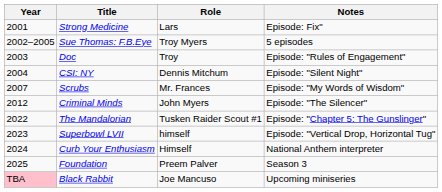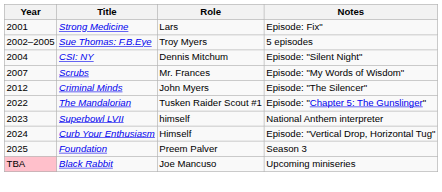- row: (68, 57)
(351, 133) Episode: "Vertical Drop, Horizontal Tug" -> (325, 118) National Anthem interpreter
(325, 149) National Anthem interpreter -> (351, 133) Episode: "Vertical Drop, Horizontal Tug"
